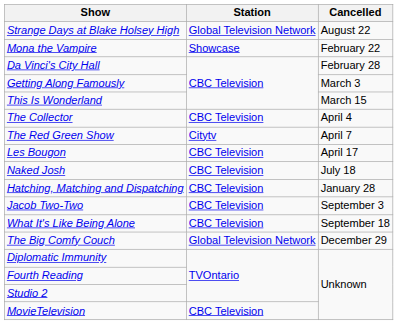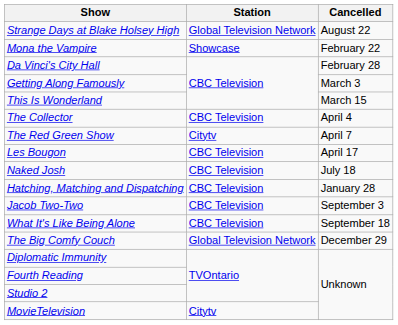(226, 310) CBC Television -> (203, 310) Citytv
